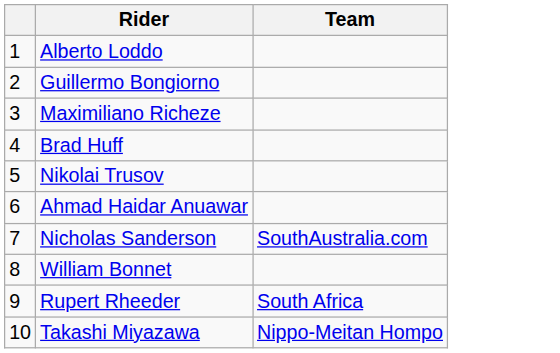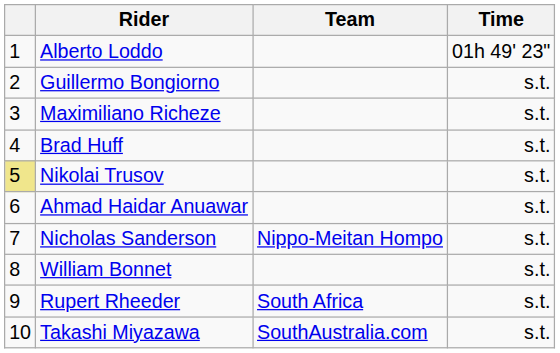+ column: (501, 20)
(15, 176) no background -> (15, 176) khaki background
(342, 238) SouthAustralia.com -> (350, 238) Nippo-Meitan Hompo
(350, 332) Nippo-Meitan Hompo -> (342, 332) SouthAustralia.com
